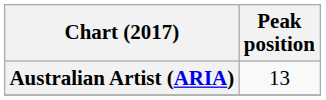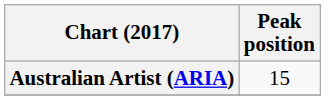(279, 77) 13 -> (279, 77) 15
